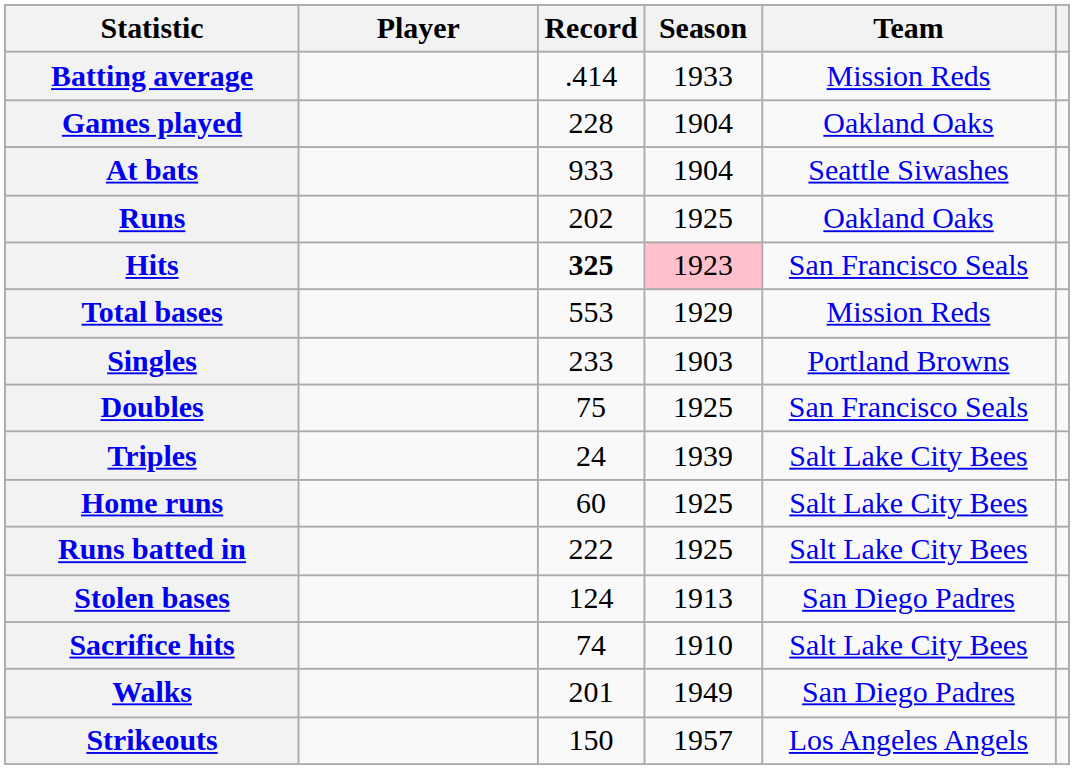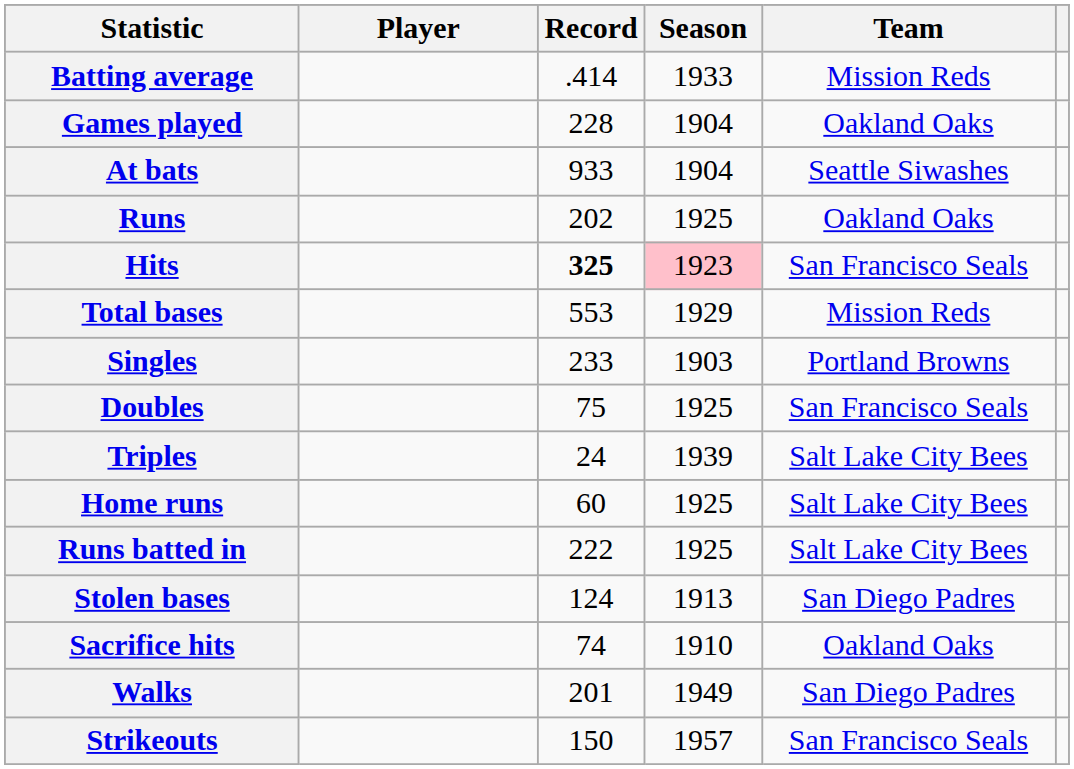(908, 645) Salt Lake City Bees -> (908, 645) Oakland Oaks
(908, 739) Los Angeles Angels -> (908, 739) San Francisco Seals
